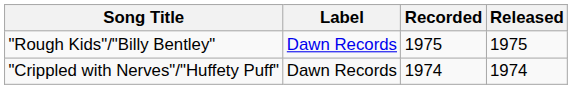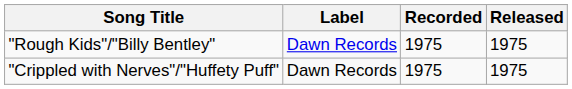(423, 71) 1974 -> (423, 71) 1975
(509, 71) 1974 -> (509, 71) 1975
